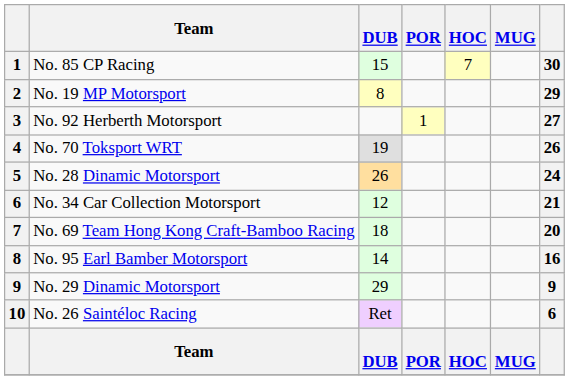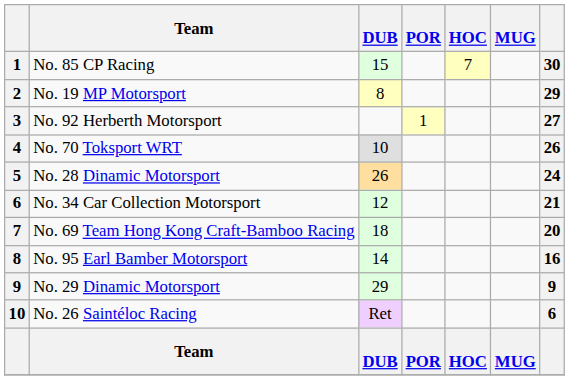(380, 147) 19 -> (380, 147) 10
